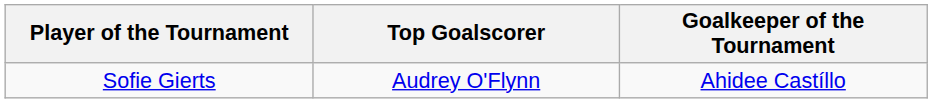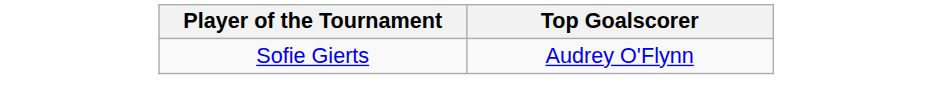- column: (773, 33)
